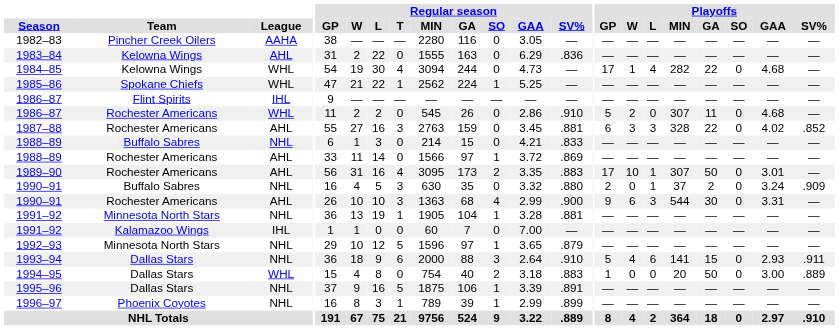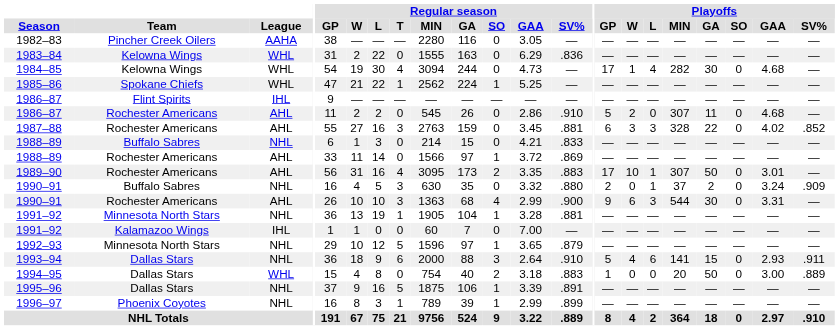(281, 55) AHL -> (281, 55) WHL
(711, 69) 22 -> (711, 69) 30
(281, 113) WHL -> (281, 113) AHL
